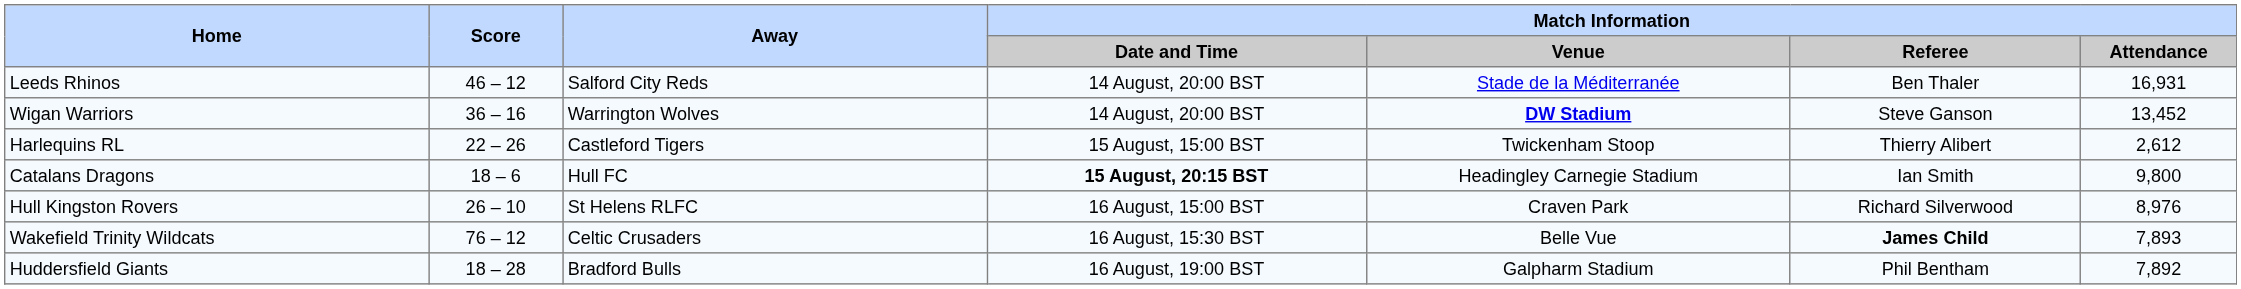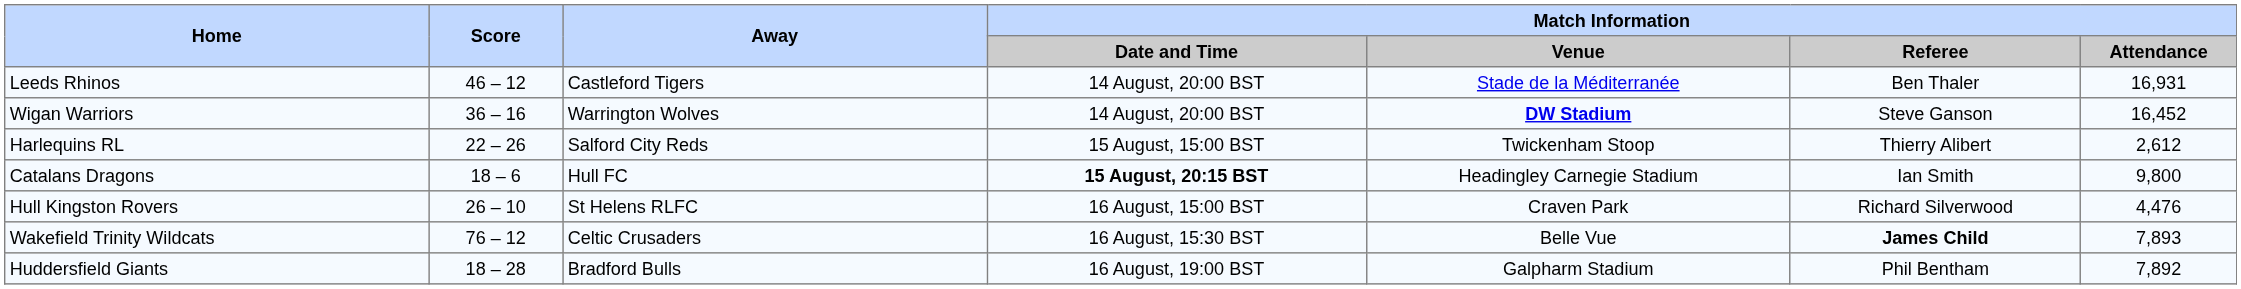(638, 82) Salford City Reds -> (636, 82) Castleford Tigers
(2159, 113) 13,452 -> (2159, 113) 16,452
(636, 144) Castleford Tigers -> (638, 144) Salford City Reds
(2159, 206) 8,976 -> (2159, 206) 4,476
